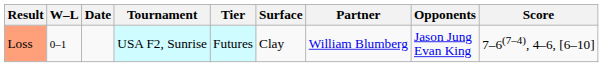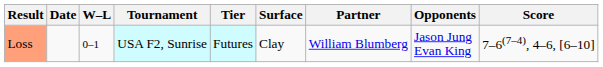columns swapped: (64, 15) <-> (98, 15)
